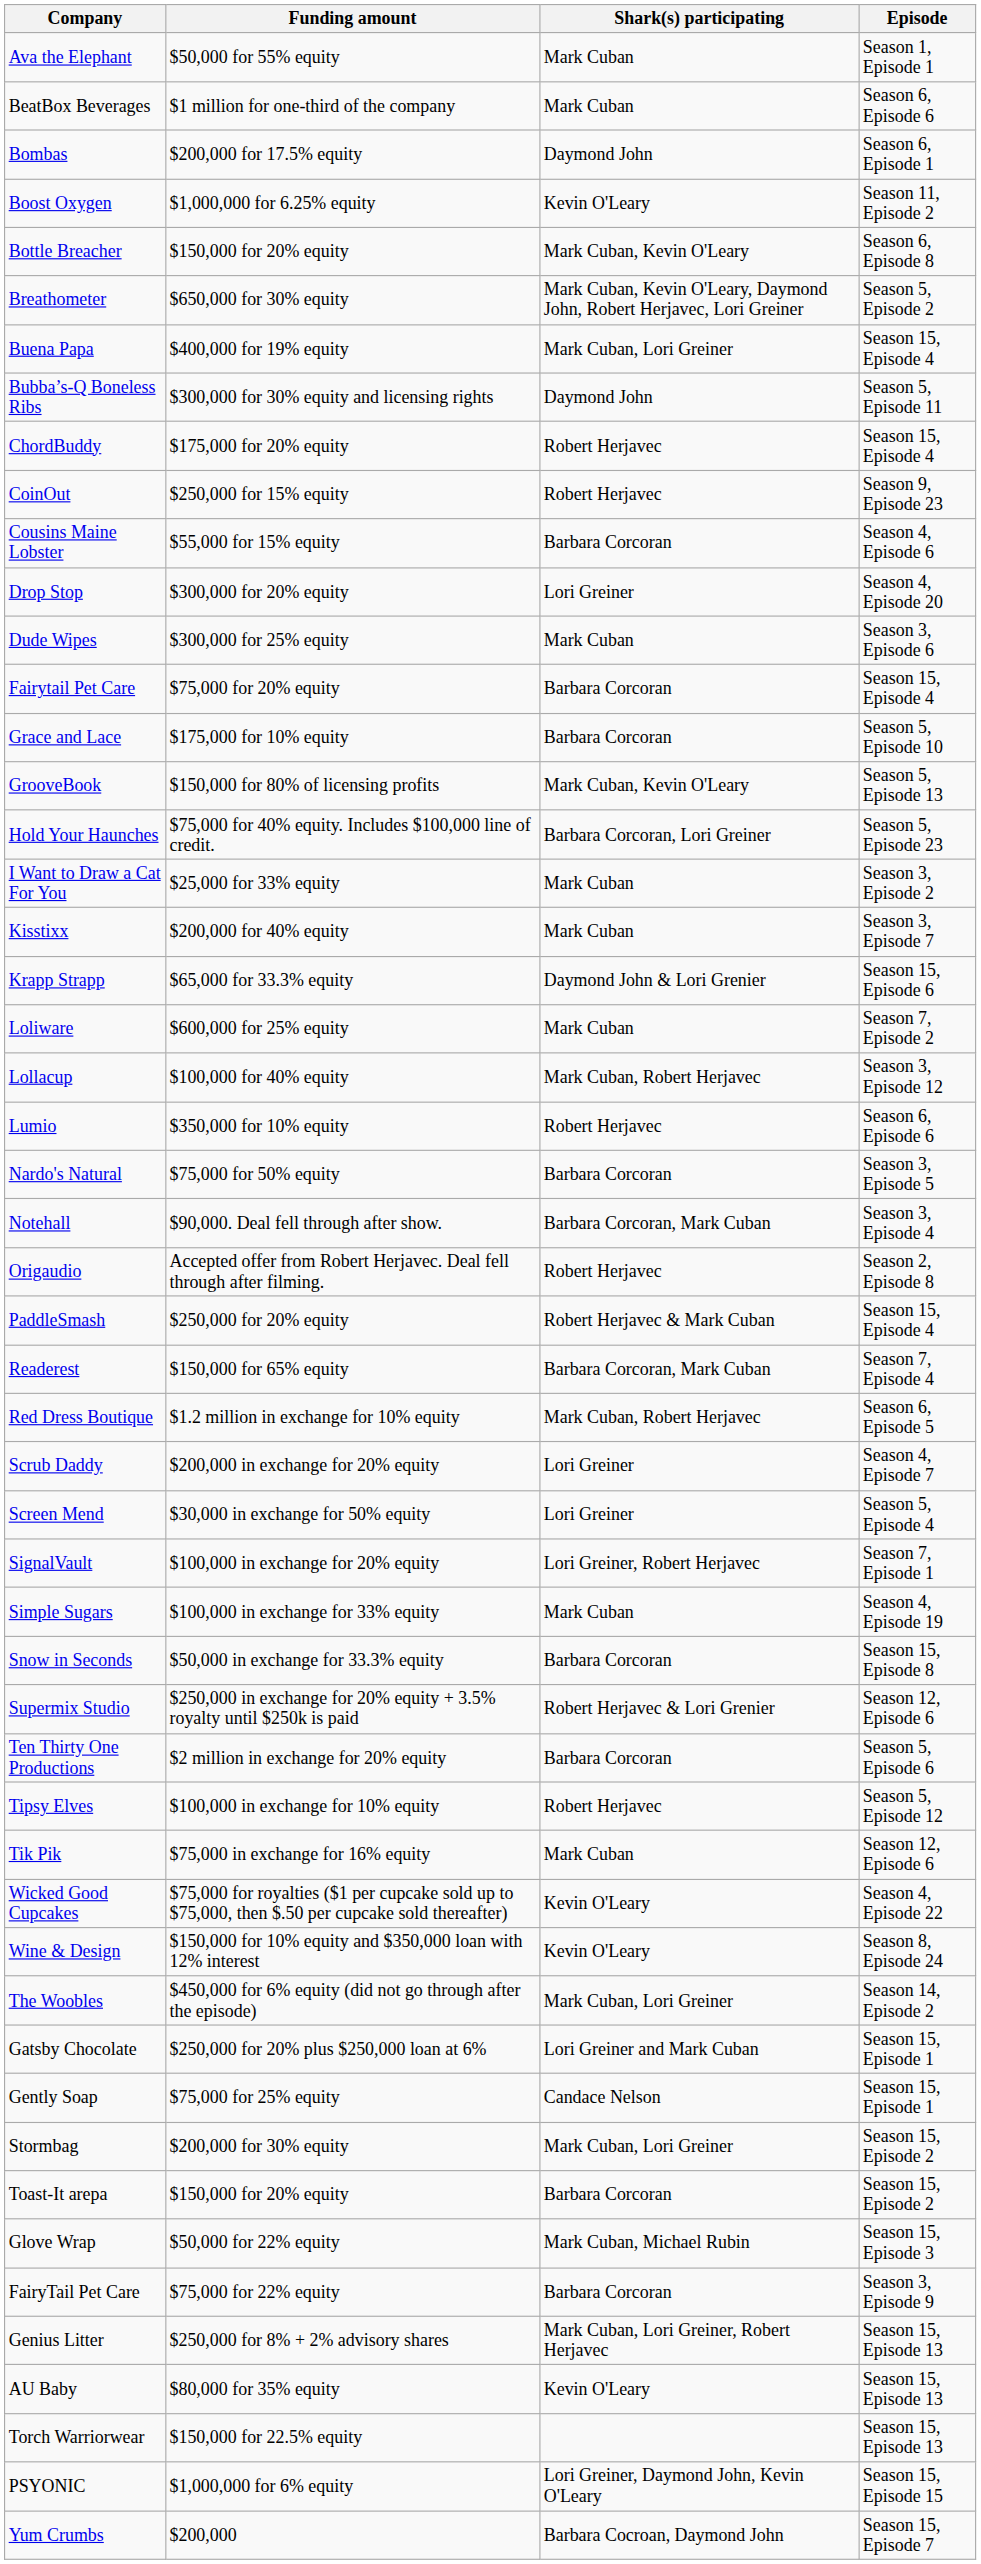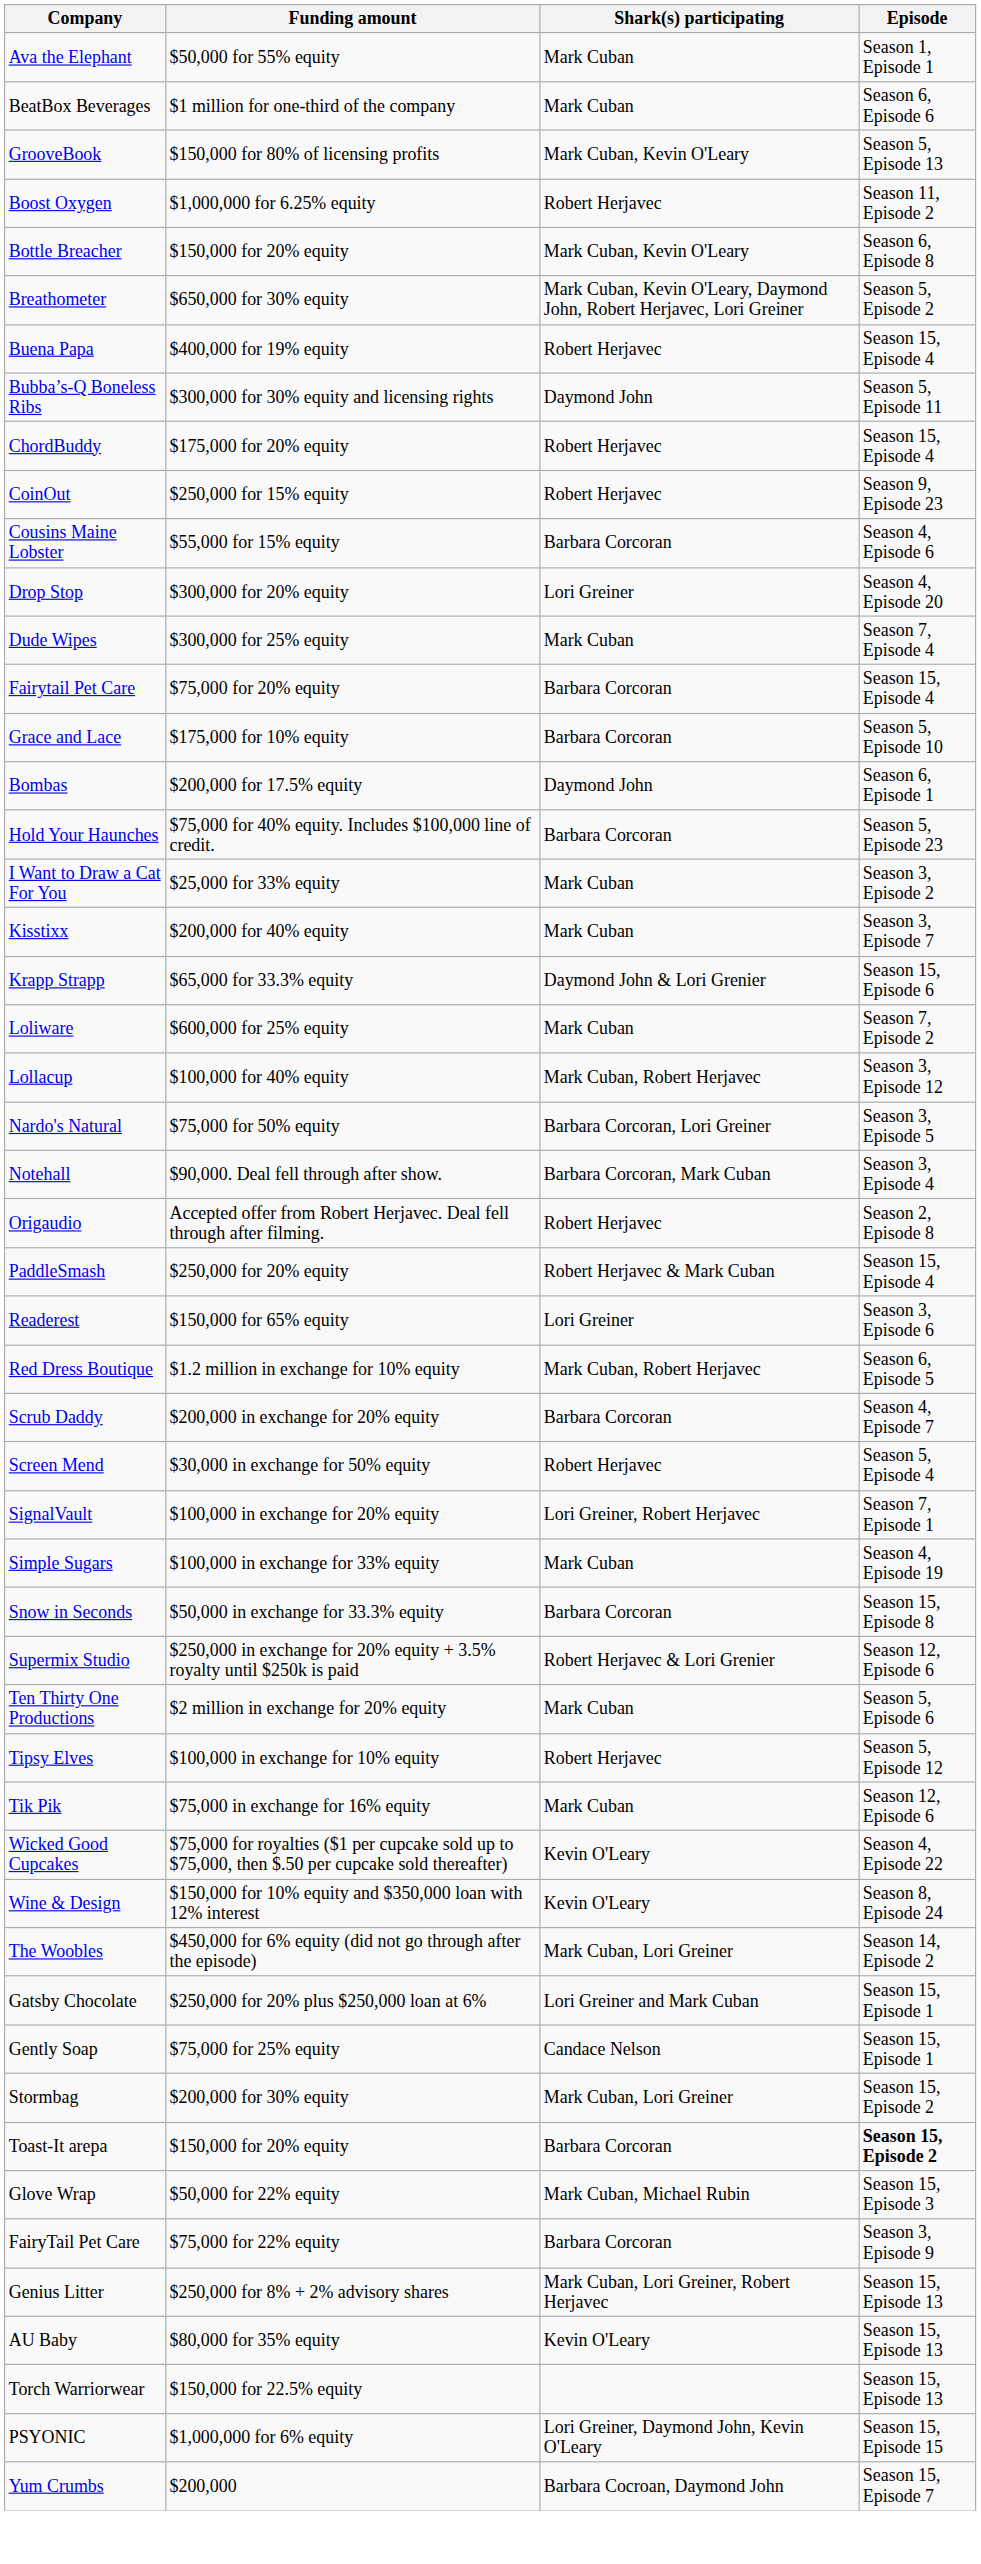rows swapped: (38, 154) <-> (55, 785)
(597, 202) Kevin O'Leary -> (603, 202) Robert Herjavec
(638, 348) Mark Cuban, Lori Greiner -> (603, 348) Robert Herjavec
(898, 640) Season 3, Episode 6 -> (898, 640) Season 7, Episode 4
(657, 834) Barbara Corcoran, Lori Greiner -> (608, 834) Barbara Corcoran
- row: (33, 1125)
(608, 1174) Barbara Corcoran -> (657, 1125) Barbara Corcoran, Lori Greiner
(657, 1368) Barbara Corcoran, Mark Cuban -> (589, 1320) Lori Greiner
(898, 1368) Season 7, Episode 4 -> (898, 1320) Season 3, Episode 6
(589, 1466) Lori Greiner -> (608, 1417) Barbara Corcoran
(589, 1514) Lori Greiner -> (603, 1466) Robert Herjavec
(608, 1757) Barbara Corcoran -> (589, 1708) Mark Cuban
(902, 2194) normal -> (903, 2146) bold
